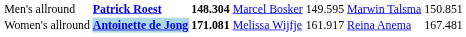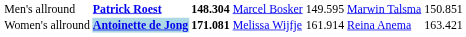(325, 25) 161.917 -> (325, 25) 161.914
(444, 25) 167.481 -> (444, 25) 163.421
